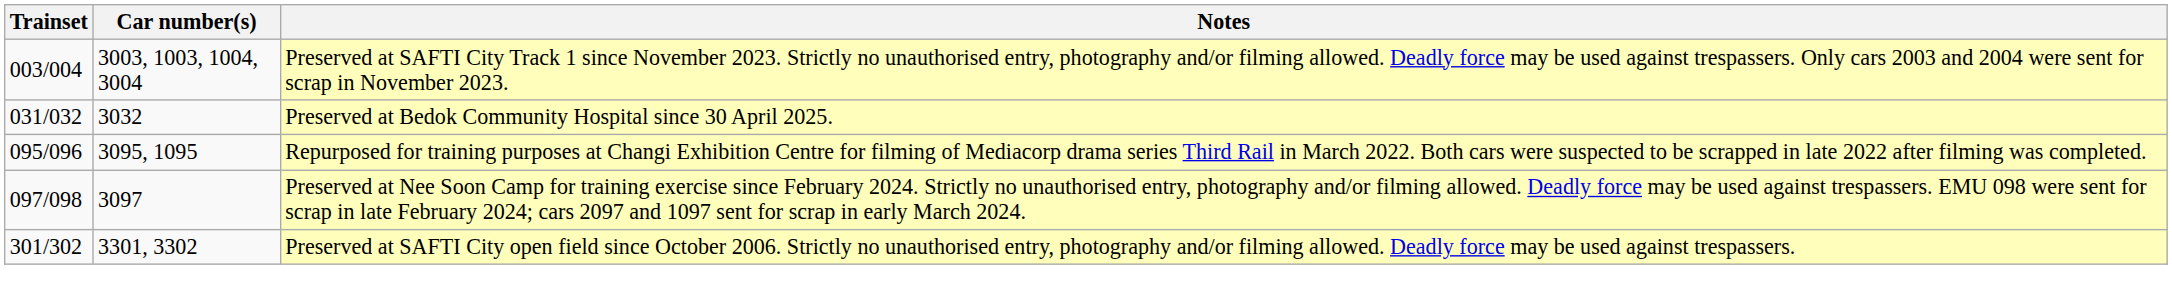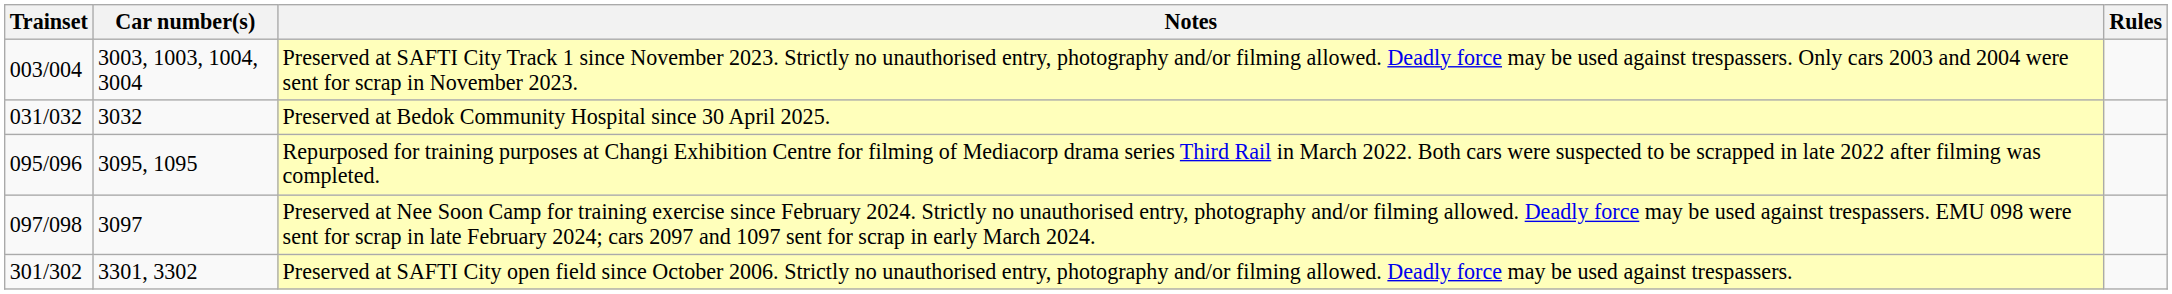+ column: (2136, 22)
